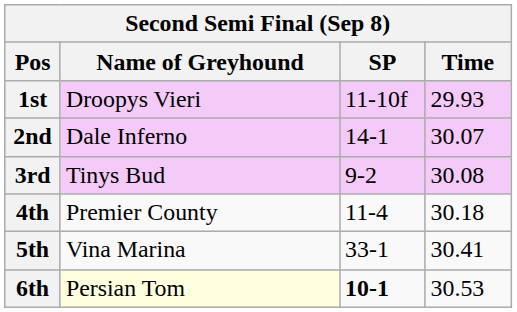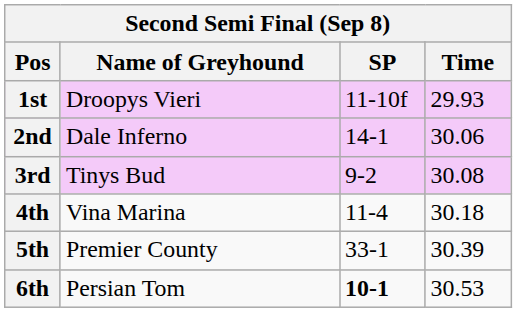(457, 136) 30.07 -> (457, 136) 30.06
(142, 212) Premier County -> (126, 212) Vina Marina
(126, 250) Vina Marina -> (142, 250) Premier County
(457, 250) 30.41 -> (457, 250) 30.39
(125, 288) lightyellow background -> (125, 288) no background
